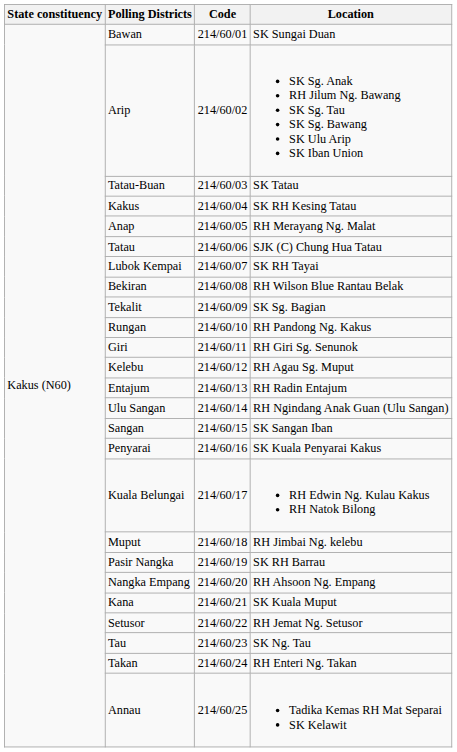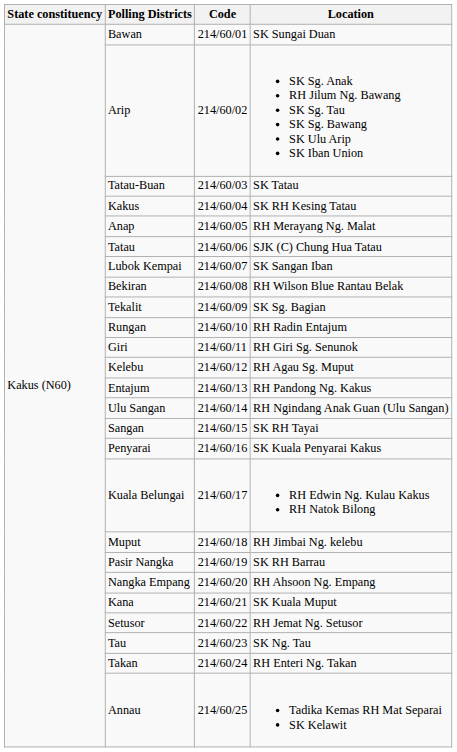(286, 266) SK RH Tayai -> (293, 266) SK Sangan Iban
(312, 326) RH Pandong Ng. Kakus -> (300, 326) RH Radin Entajum
(300, 387) RH Radin Entajum -> (312, 387) RH Pandong Ng. Kakus
(293, 427) SK Sangan Iban -> (286, 427) SK RH Tayai
